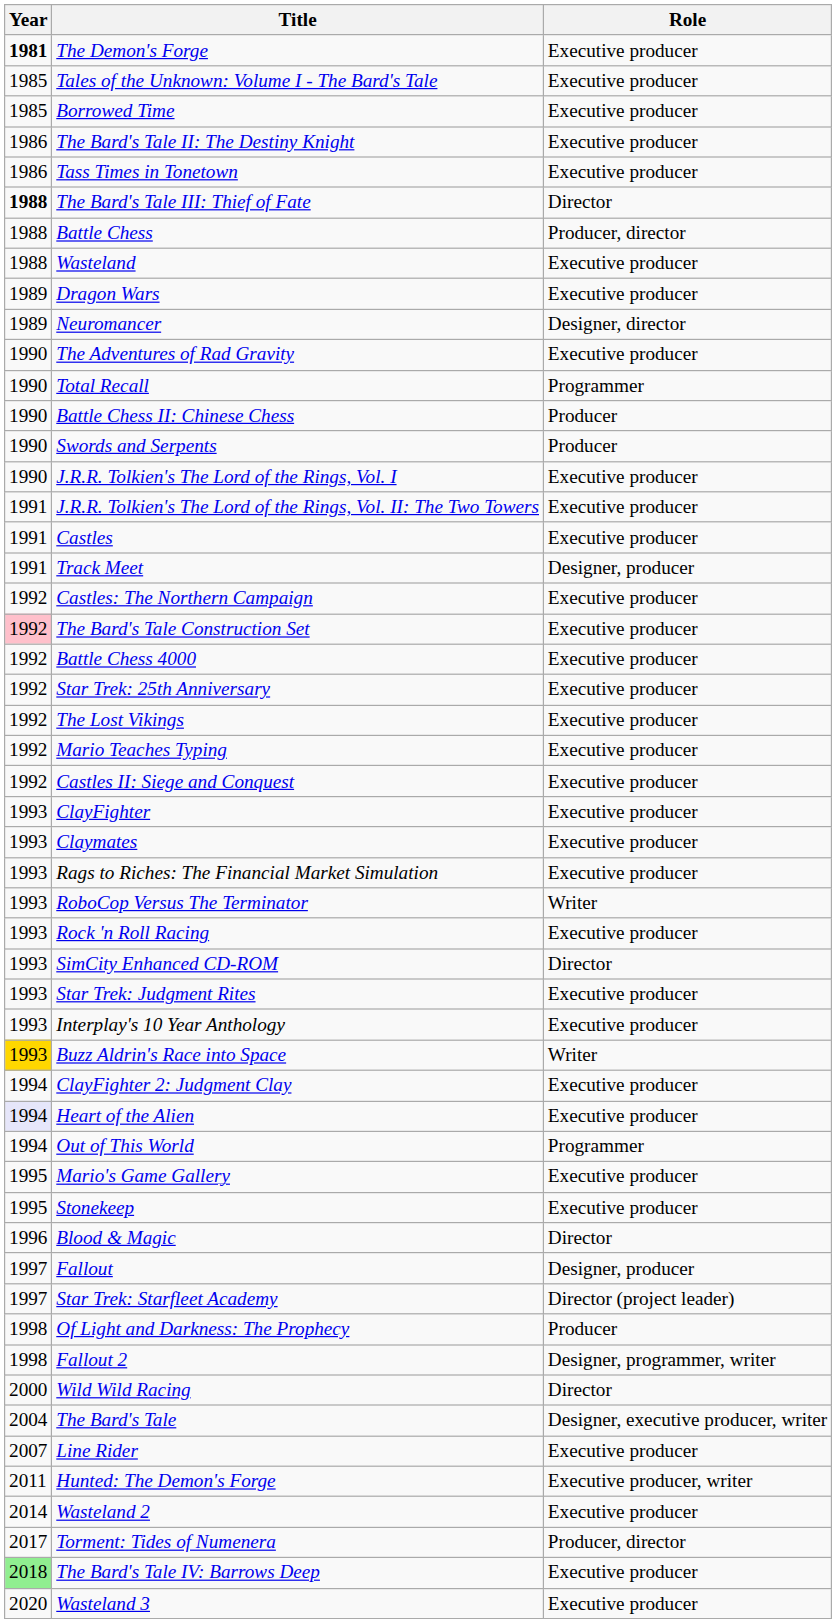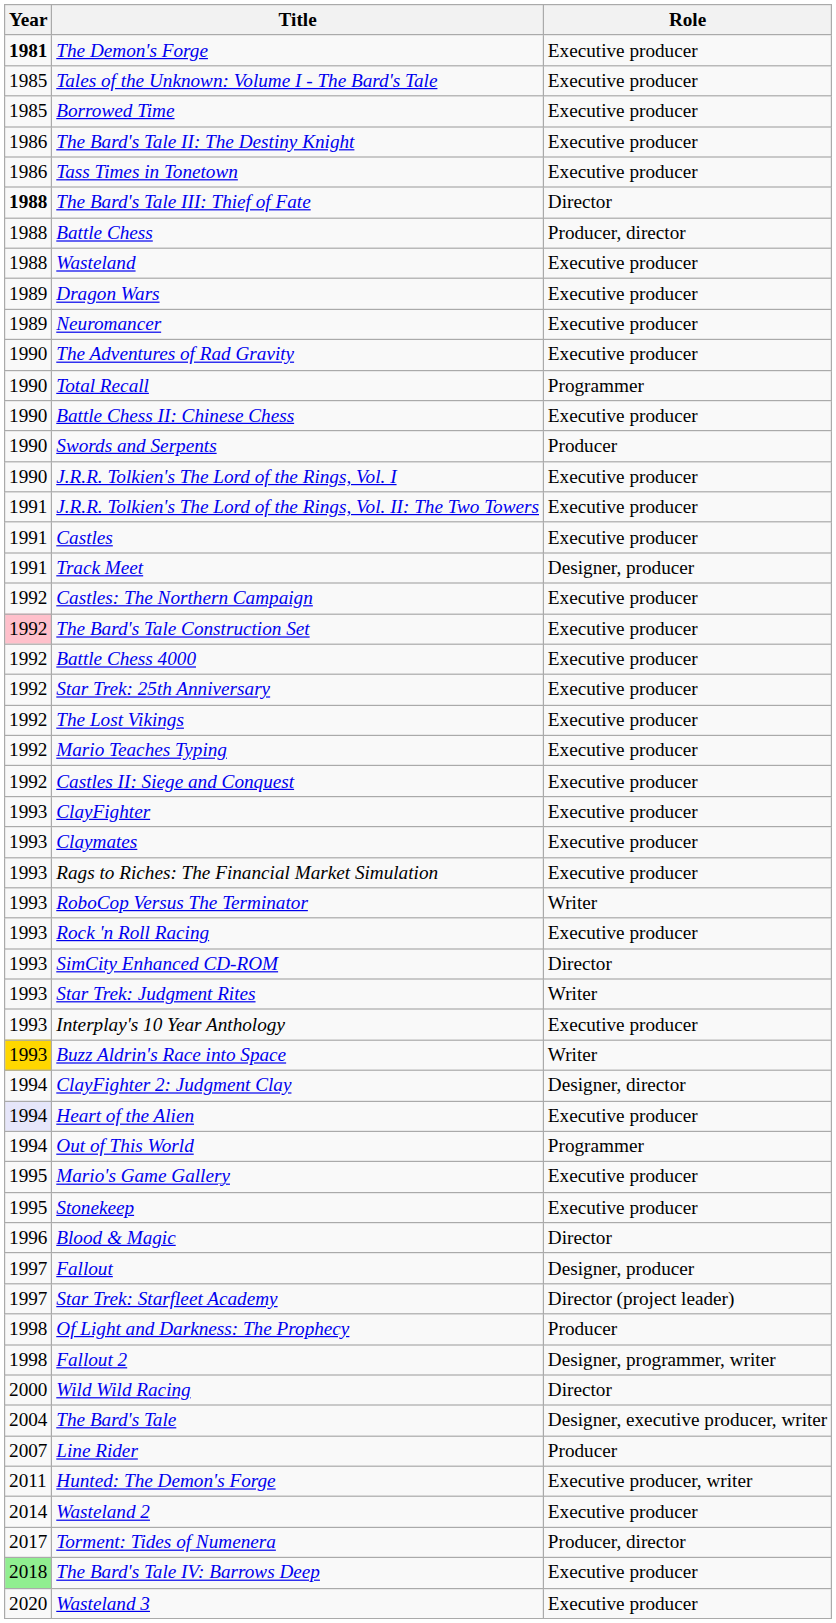(617, 324) Designer, director -> (623, 324) Executive producer
(583, 415) Producer -> (623, 415) Executive producer
(623, 994) Executive producer -> (573, 994) Writer
(623, 1085) Executive producer -> (617, 1085) Designer, director
(623, 1450) Executive producer -> (583, 1450) Producer
